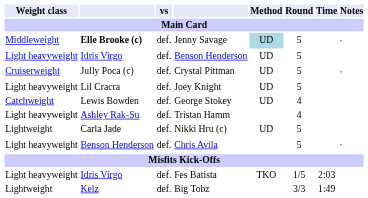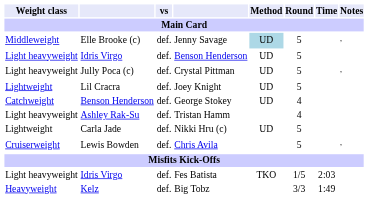(111, 40) bold -> (110, 40) normal
(32, 71) Cruiserweight -> (41, 71) Light heavyweight
(41, 86) Light heavyweight -> (29, 86) Lightweight
(110, 101) Lewis Bowden -> (117, 101) Benson Henderson
(41, 145) Light heavyweight -> (32, 145) Cruiserweight
(117, 145) Benson Henderson -> (110, 145) Lewis Bowden
(29, 188) Lightweight -> (31, 188) Heavyweight
